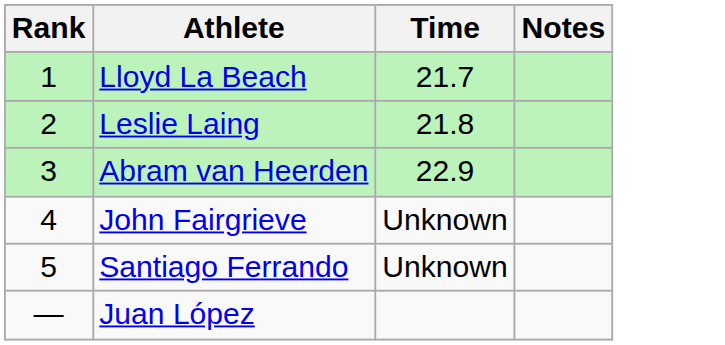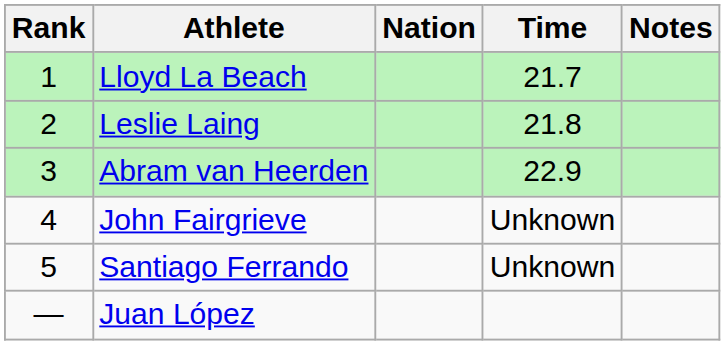+ column: (429, 28)
